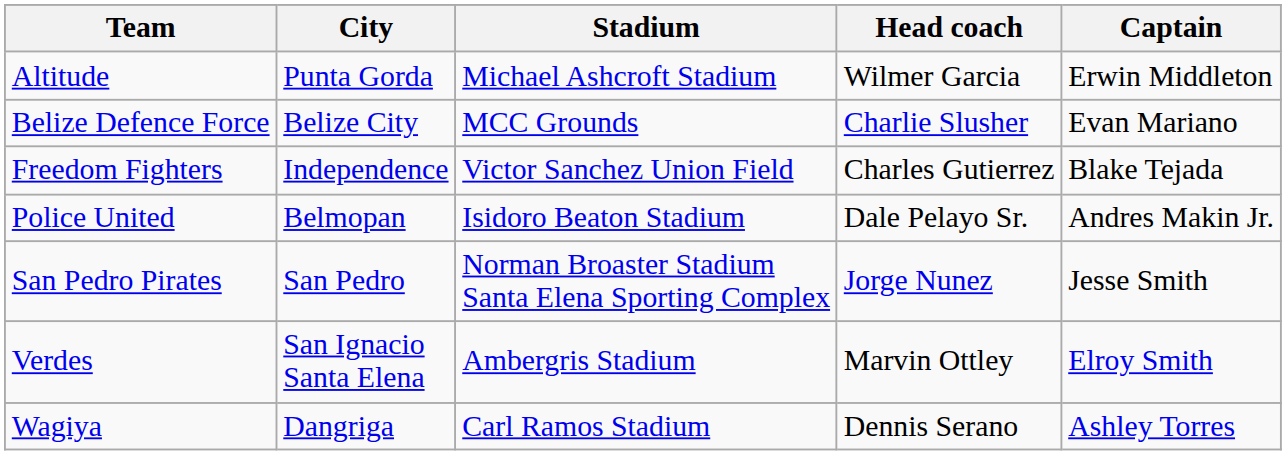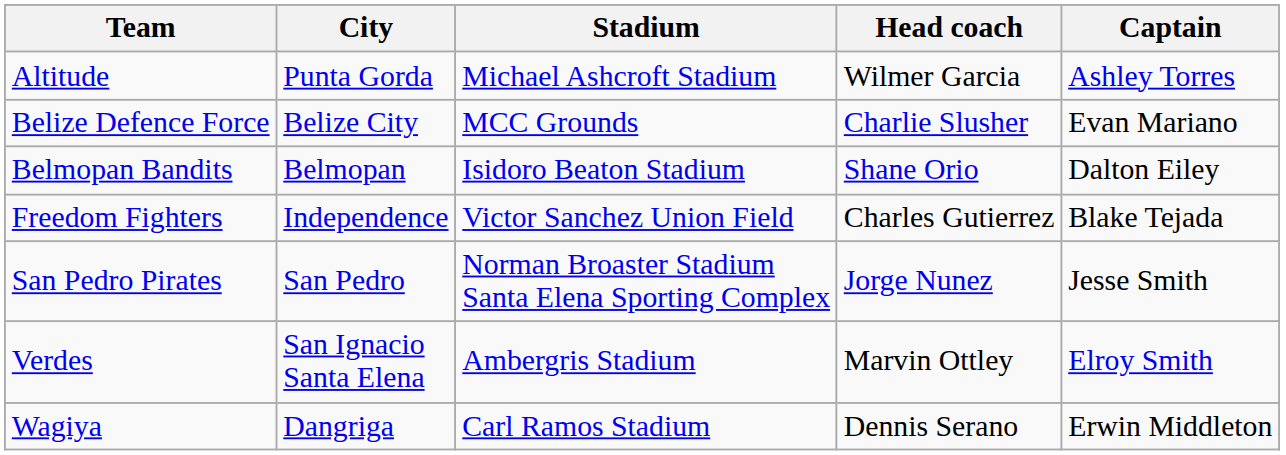(1170, 75) Erwin Middleton -> (1152, 75) Ashley Torres
+ row: (122, 169)
- row: (93, 216)
(1152, 425) Ashley Torres -> (1170, 425) Erwin Middleton
